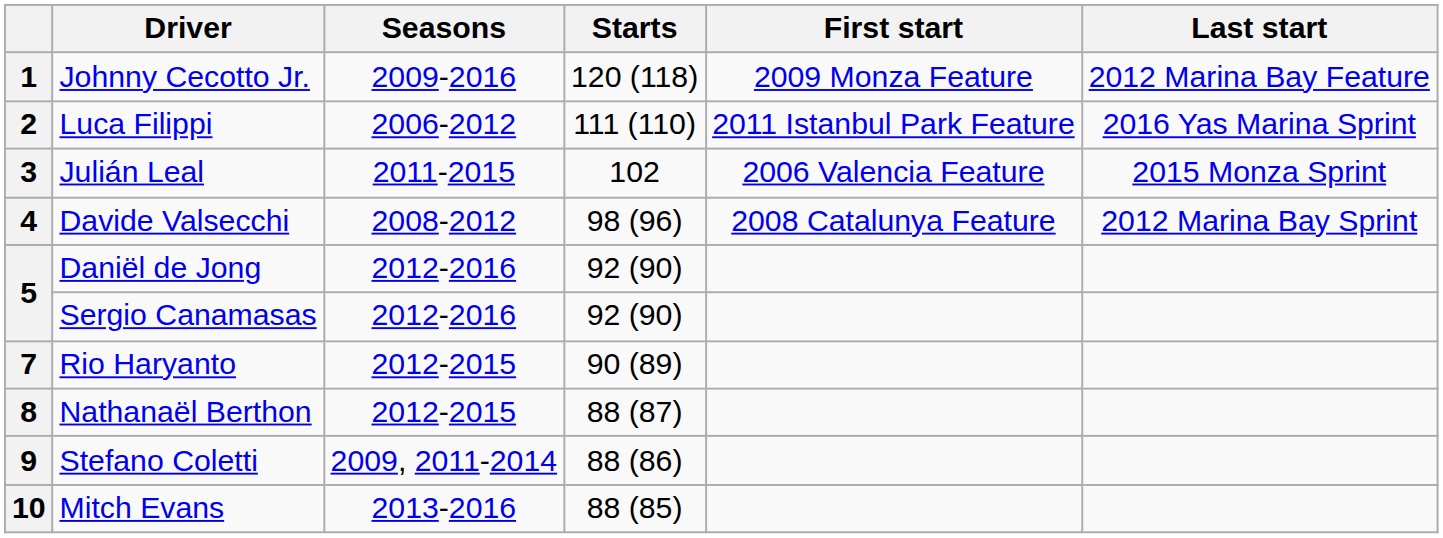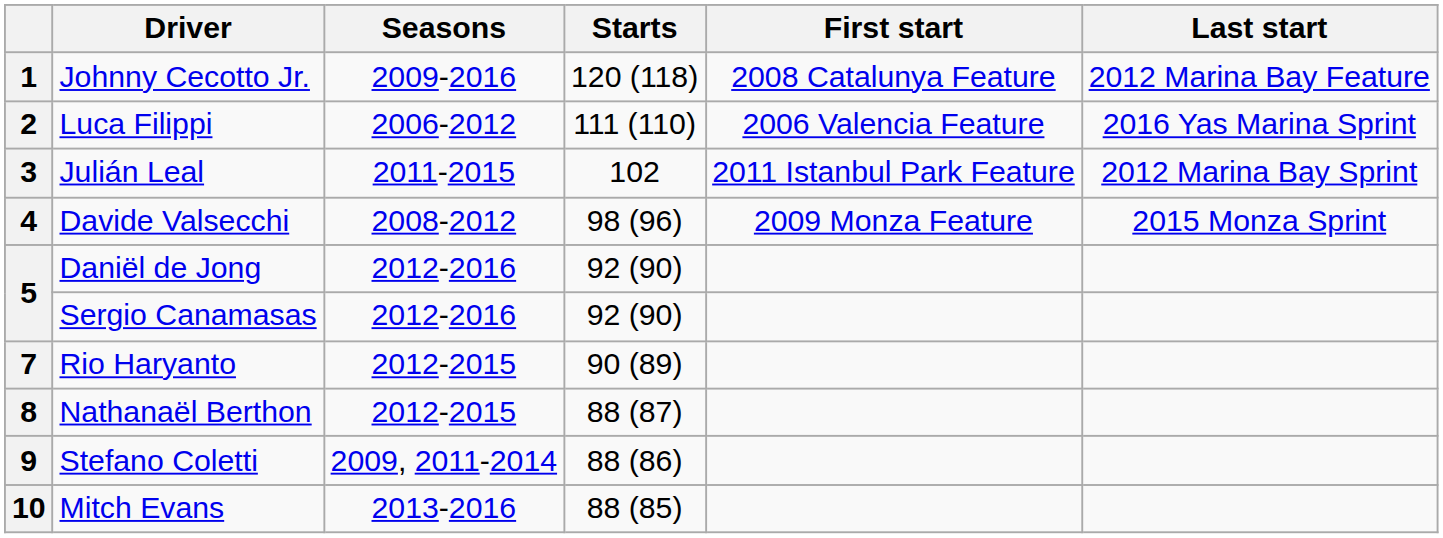(893, 76) 2009 Monza Feature -> (893, 76) 2008 Catalunya Feature
(893, 124) 2011 Istanbul Park Feature -> (893, 124) 2006 Valencia Feature
(893, 172) 2006 Valencia Feature -> (893, 172) 2011 Istanbul Park Feature
(1259, 172) 2015 Monza Sprint -> (1259, 172) 2012 Marina Bay Sprint
(893, 220) 2008 Catalunya Feature -> (893, 220) 2009 Monza Feature
(1259, 220) 2012 Marina Bay Sprint -> (1259, 220) 2015 Monza Sprint
